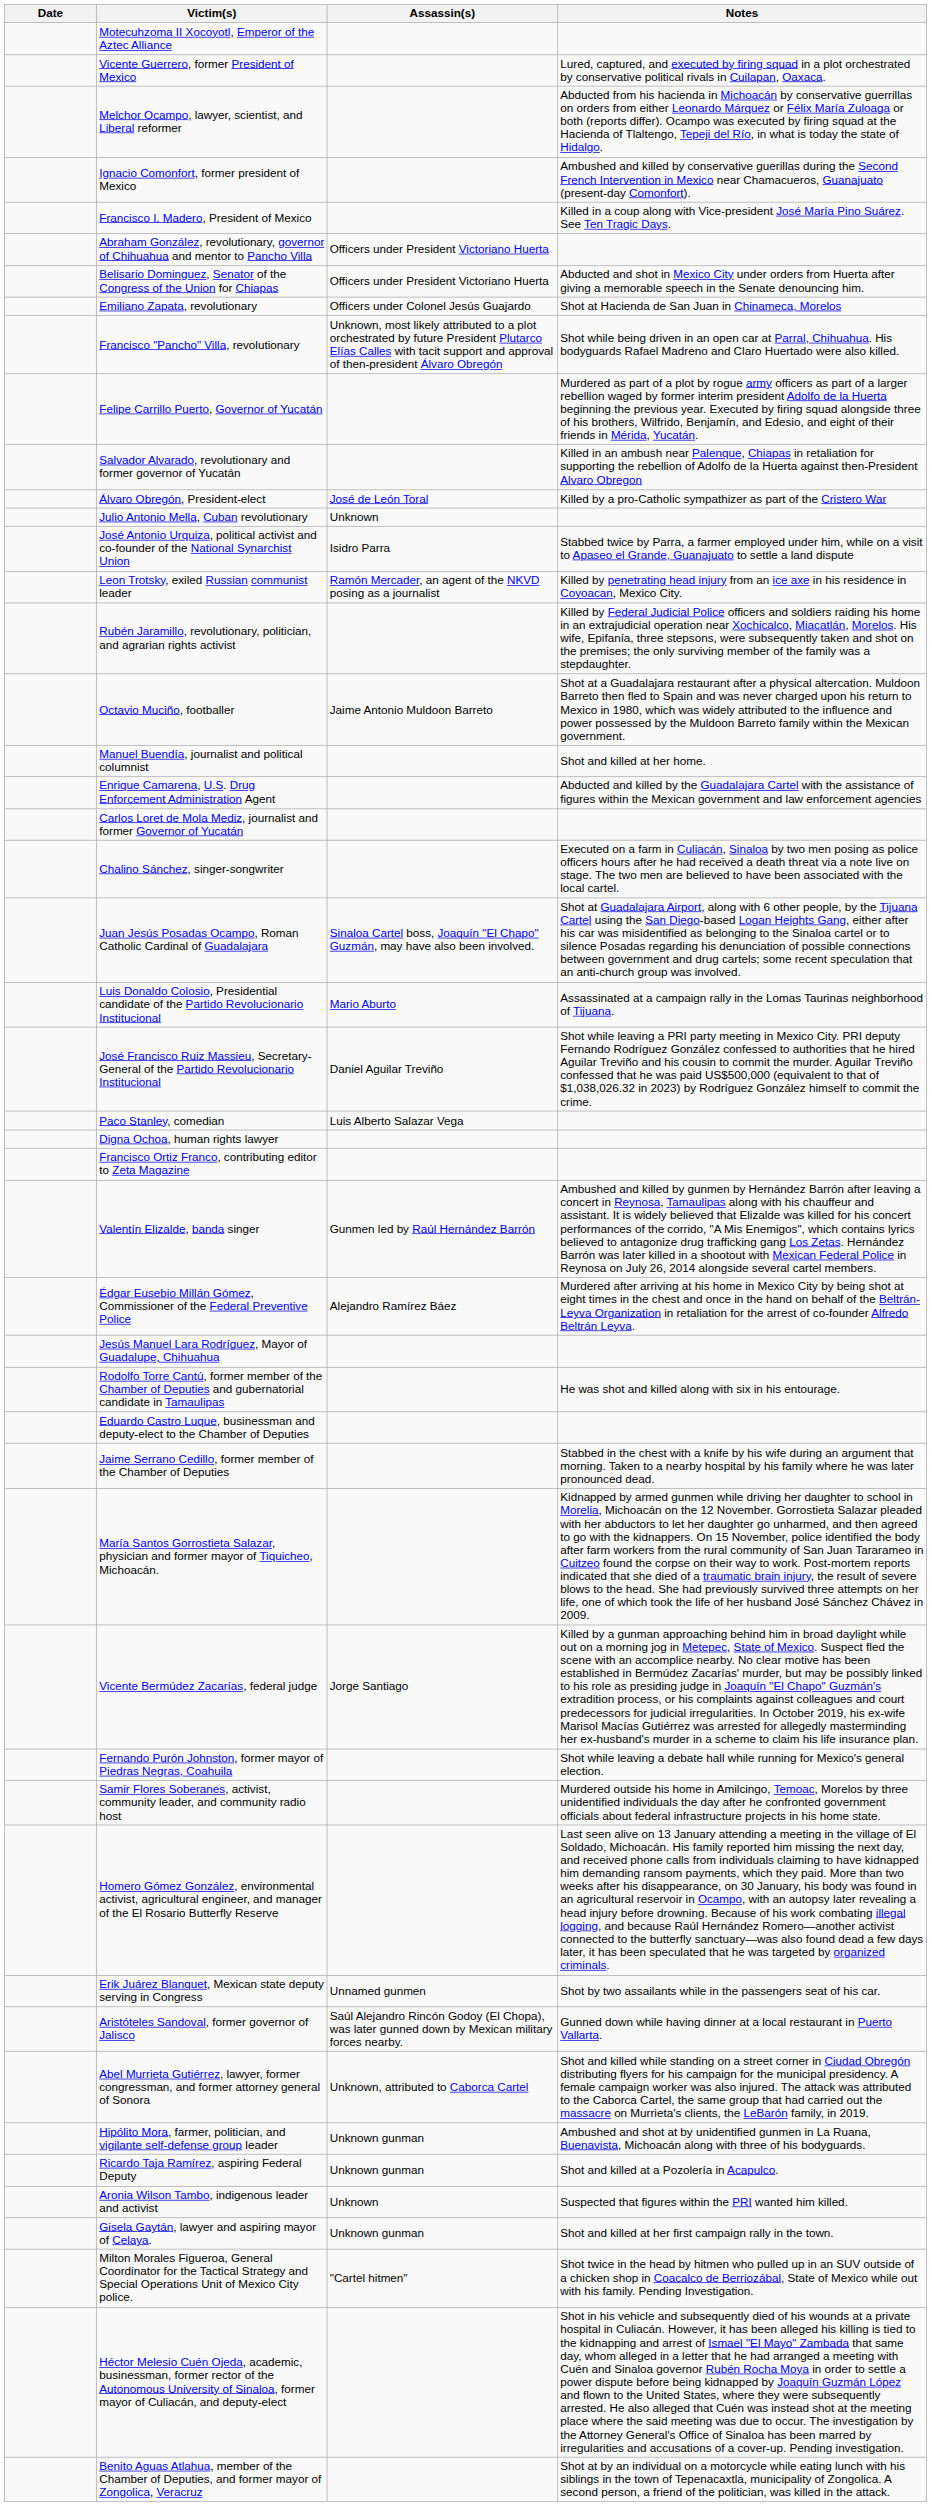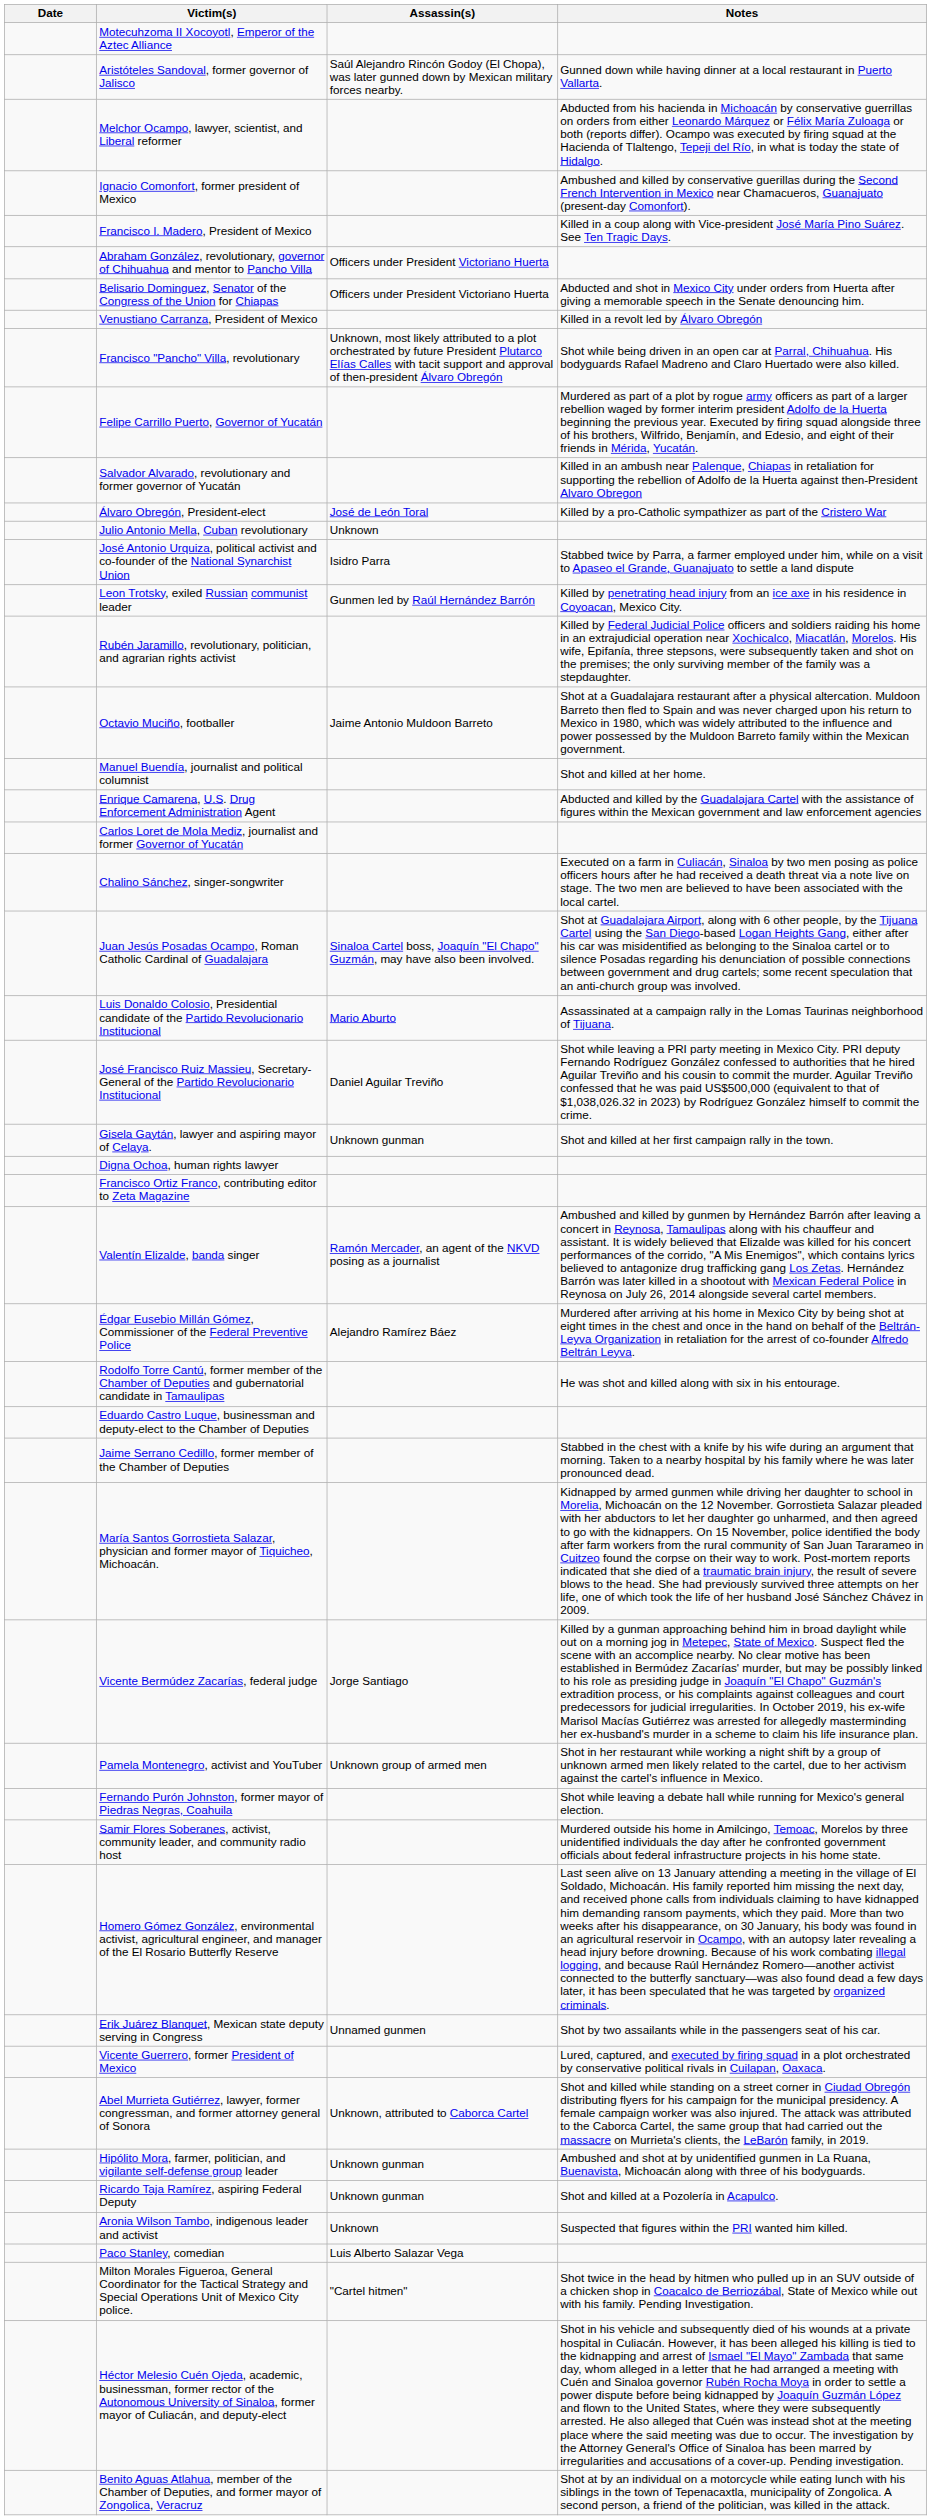rows swapped: (197, 70) <-> (204, 2029)
- row: (178, 306)
+ row: (208, 319)
(435, 587) Ramón Mercader, an agent of the NKVD posing as a journalist -> (432, 600) Gunmen led by Raúl Hernández Barrón
rows swapped: (162, 1120) <-> (208, 2233)
(432, 1228) Gunmen led by Raúl Hernández Barrón -> (435, 1255) Ramón Mercader, an agent of the NKVD posing as a journalist
- row: (203, 1351)
+ row: (211, 1765)
